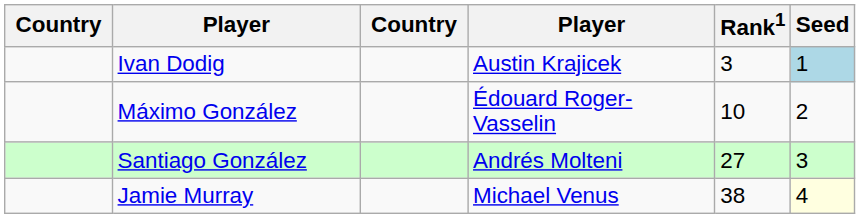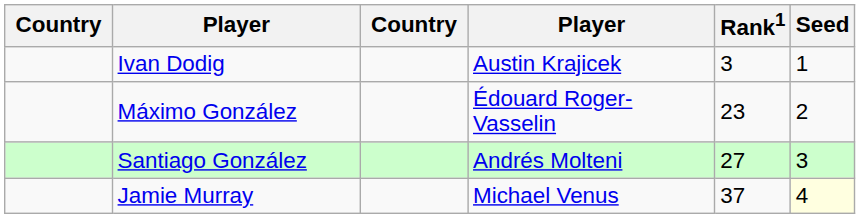(802, 63) lightblue background -> (802, 63) no background
(733, 111) 10 -> (733, 111) 23
(733, 195) 38 -> (733, 195) 37
